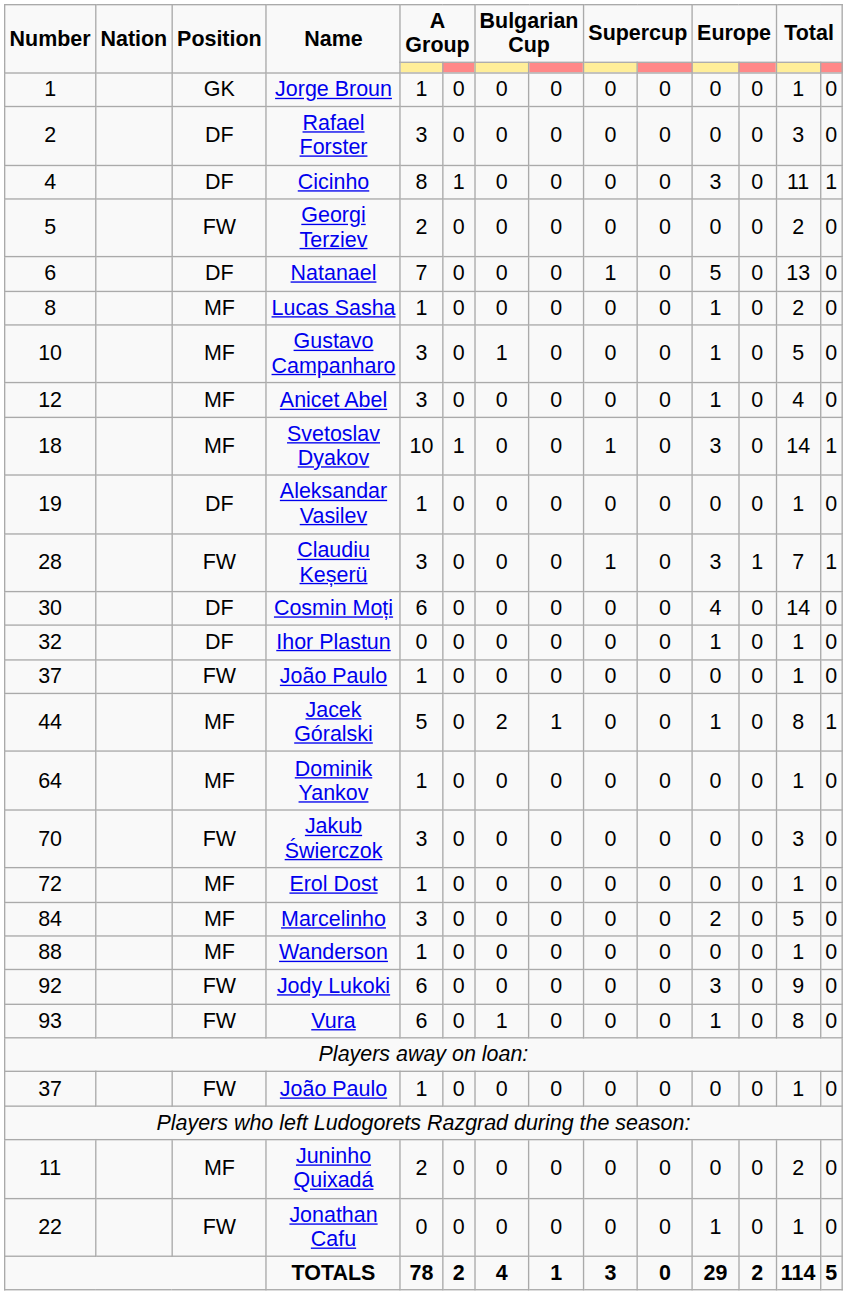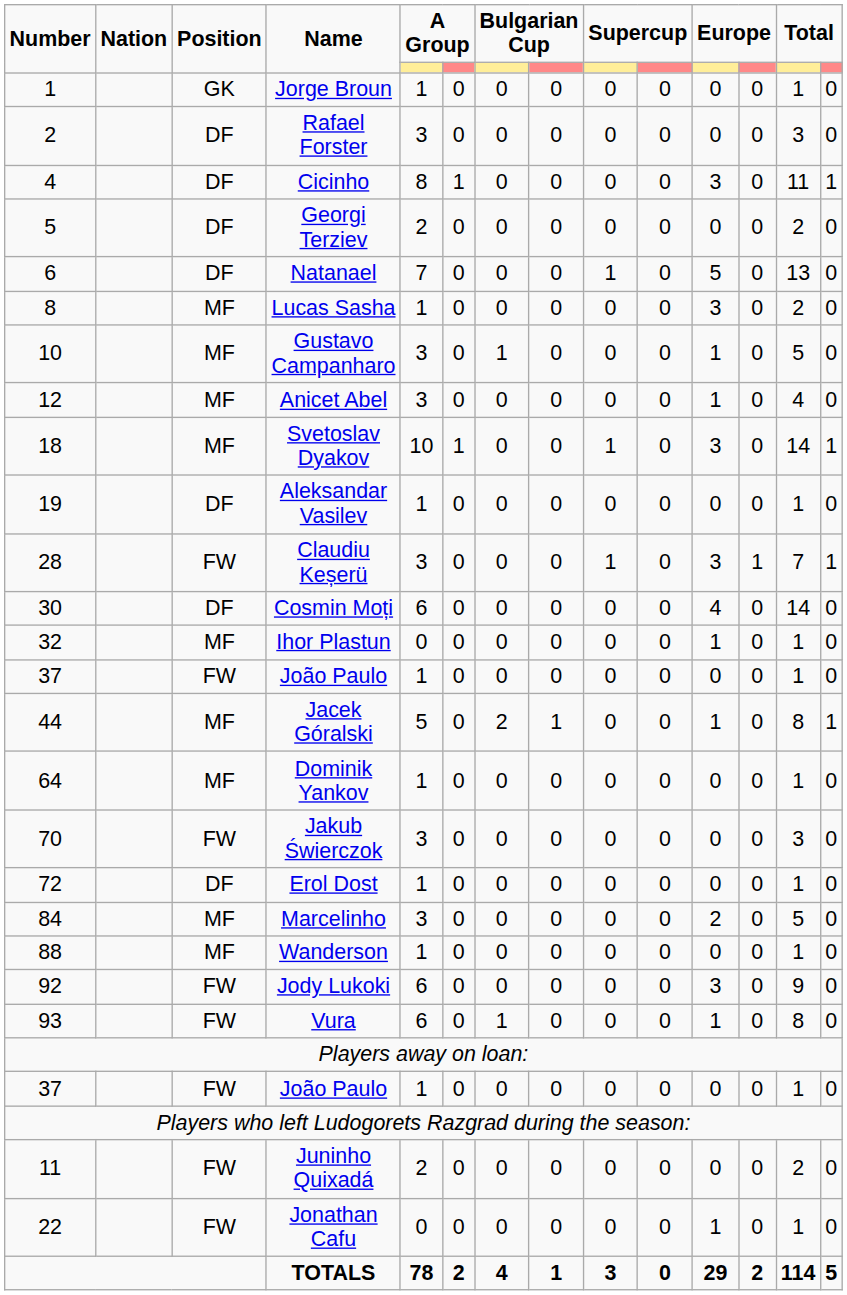(219, 227) FW -> (219, 227) DF
(715, 307) 1 -> (715, 307) 3
(219, 642) DF -> (219, 642) MF
(219, 884) MF -> (219, 884) DF
(219, 1168) MF -> (219, 1168) FW
